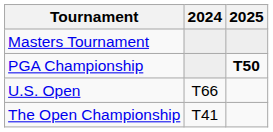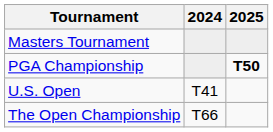(205, 91) T66 -> (205, 91) T41
(205, 115) T41 -> (205, 115) T66
